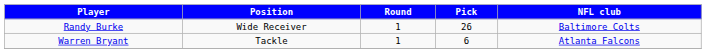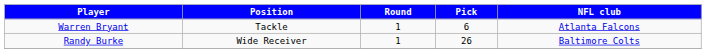rows swapped: (93, 41) <-> (93, 26)
